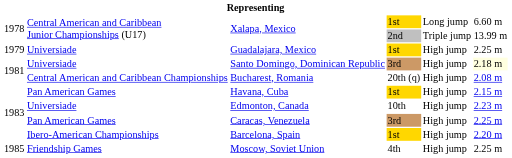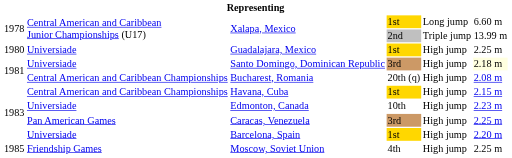(14, 50) 1979 -> (14, 50) 1980
(71, 92) Pan American Games -> (127, 92) Central American and Caribbean Championships
(93, 134) Ibero-American Championships -> (52, 134) Universiade
